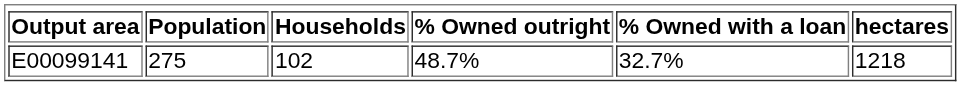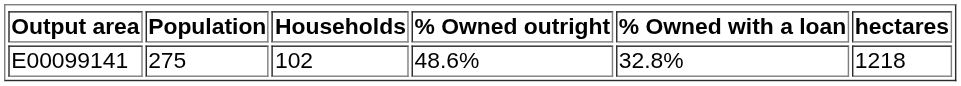(447, 60) 48.7% -> (447, 60) 48.6%
(651, 60) 32.7% -> (651, 60) 32.8%
